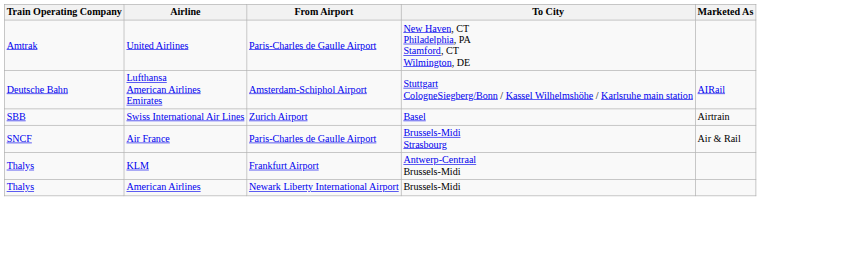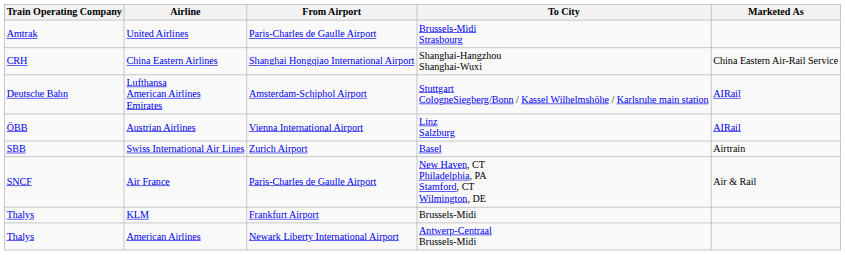(437, 45) New Haven, CT Philadelphia, PA Stamford, CT Wilmington, DE -> (448, 34) Brussels-Midi Strasbourg
+ row: (172, 61)
+ row: (161, 127)
(432, 138) Brussels-Midi Strasbourg -> (453, 182) New Haven, CT Philadelphia, PA Stamford, CT Wilmington, DE
(440, 166) Antwerp-Centraal Brussels-Midi -> (448, 215) Brussels-Midi
(432, 187) Brussels-Midi -> (455, 236) Antwerp-Centraal Brussels-Midi
